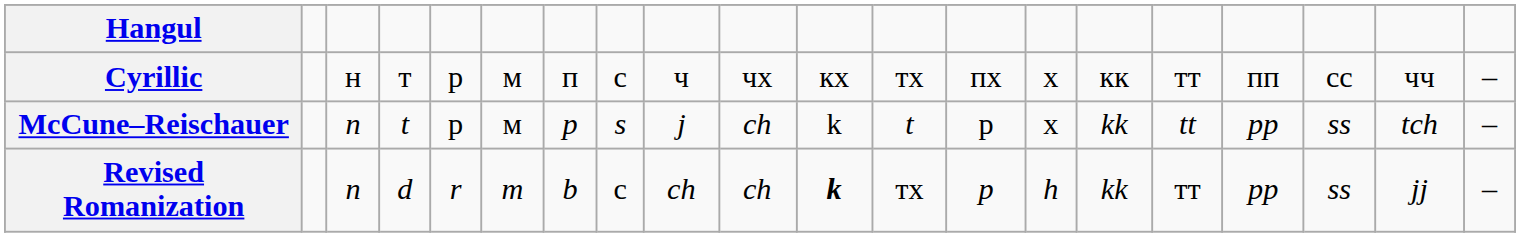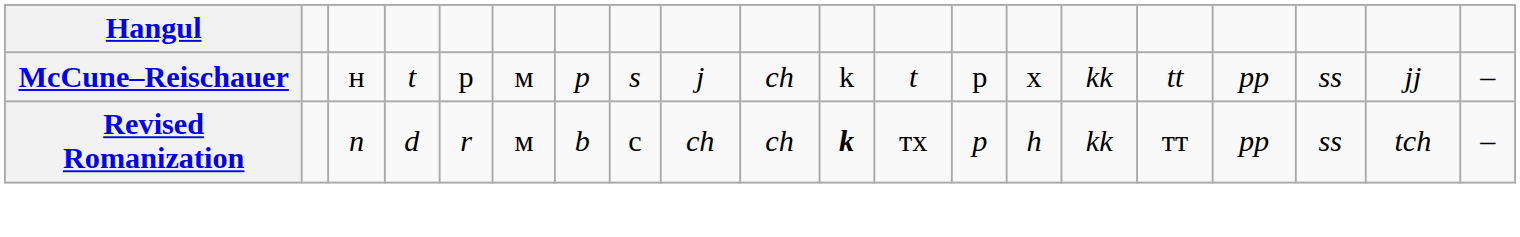- row: (154, 76)
(353, 124) n -> (357, 76) н
(1419, 124) tch -> (1413, 76) jj
(512, 189) m -> (524, 141) м
(1419, 189) jj -> (1413, 141) tch
